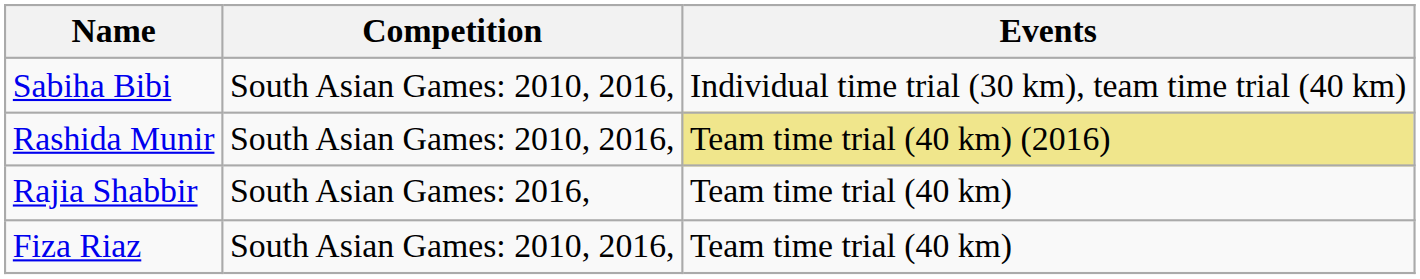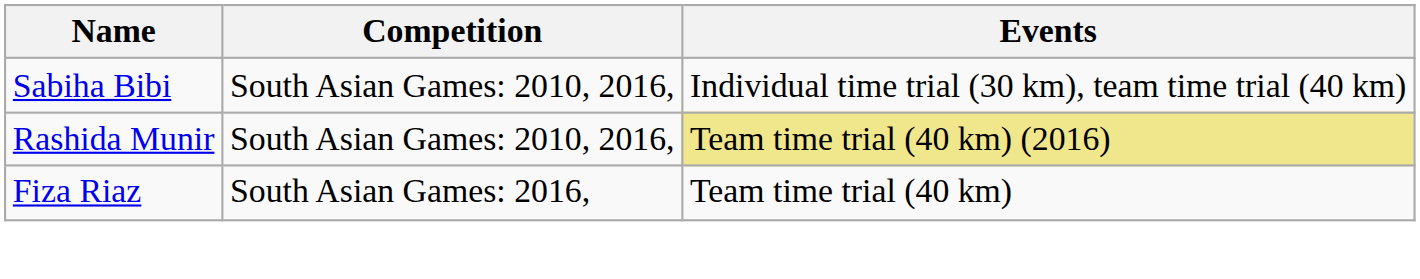- row: (105, 191)
(452, 245) South Asian Games: 2010, 2016, -> (410, 191) South Asian Games: 2016,
